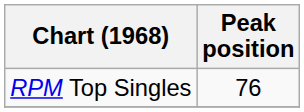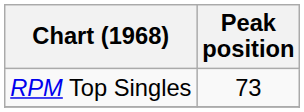(248, 87) 76 -> (248, 87) 73
